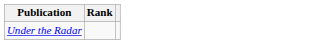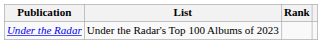+ column: (183, 13)
